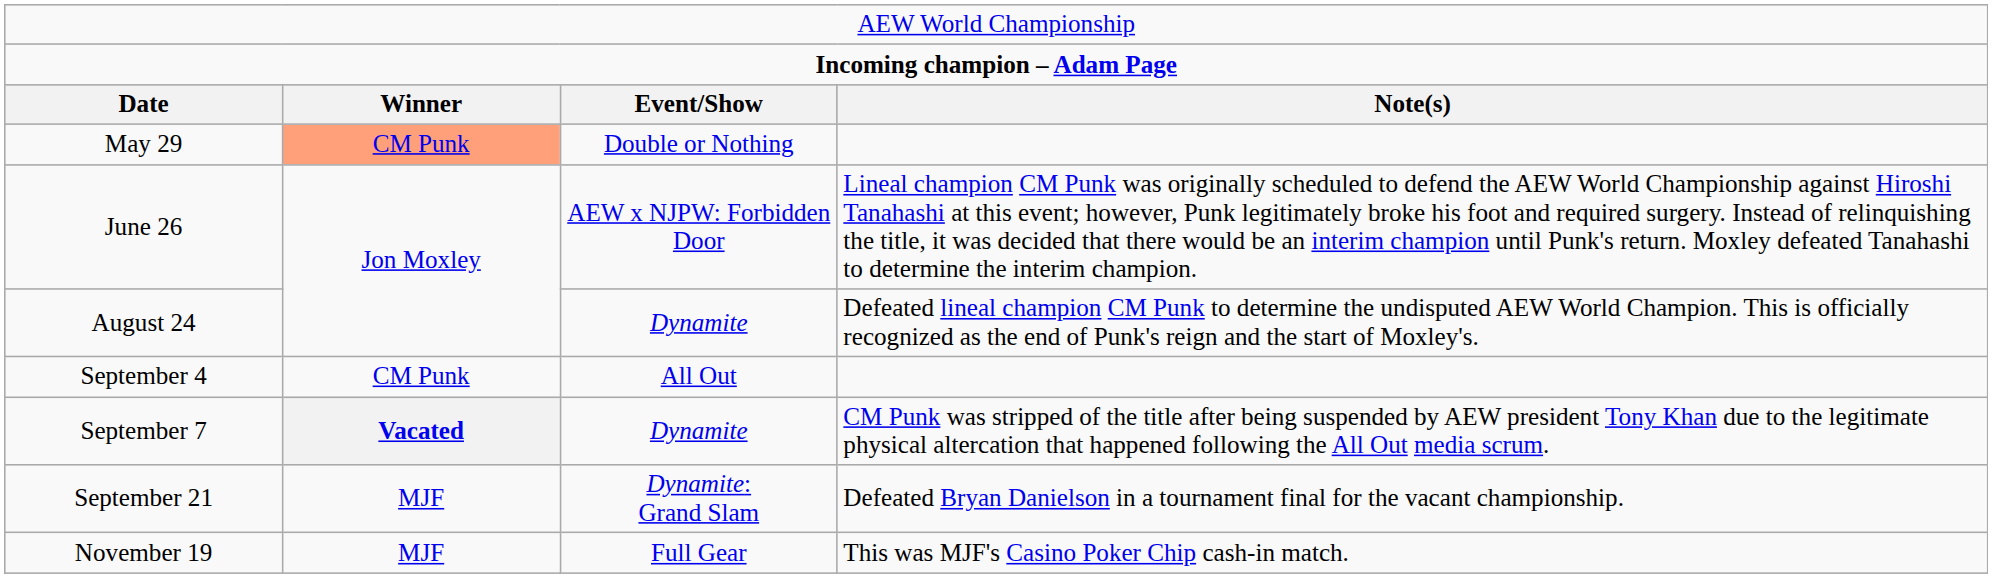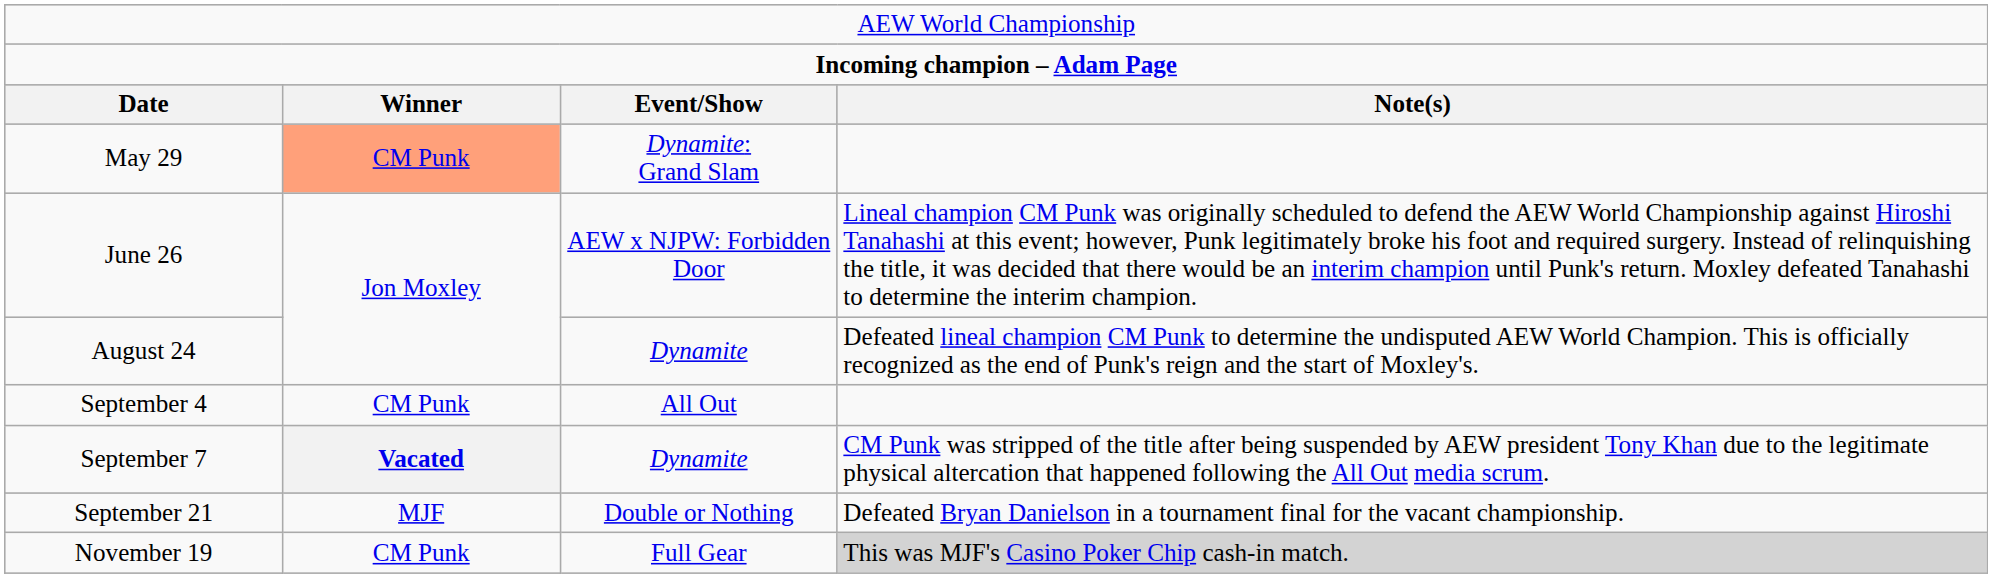(699, 143) Double or Nothing -> (699, 158) Dynamite: Grand Slam
(699, 498) Dynamite: Grand Slam -> (699, 512) Double or Nothing
(421, 552) MJF -> (421, 552) CM Punk
(1096, 552) no background -> (1096, 552) lightgrey background
